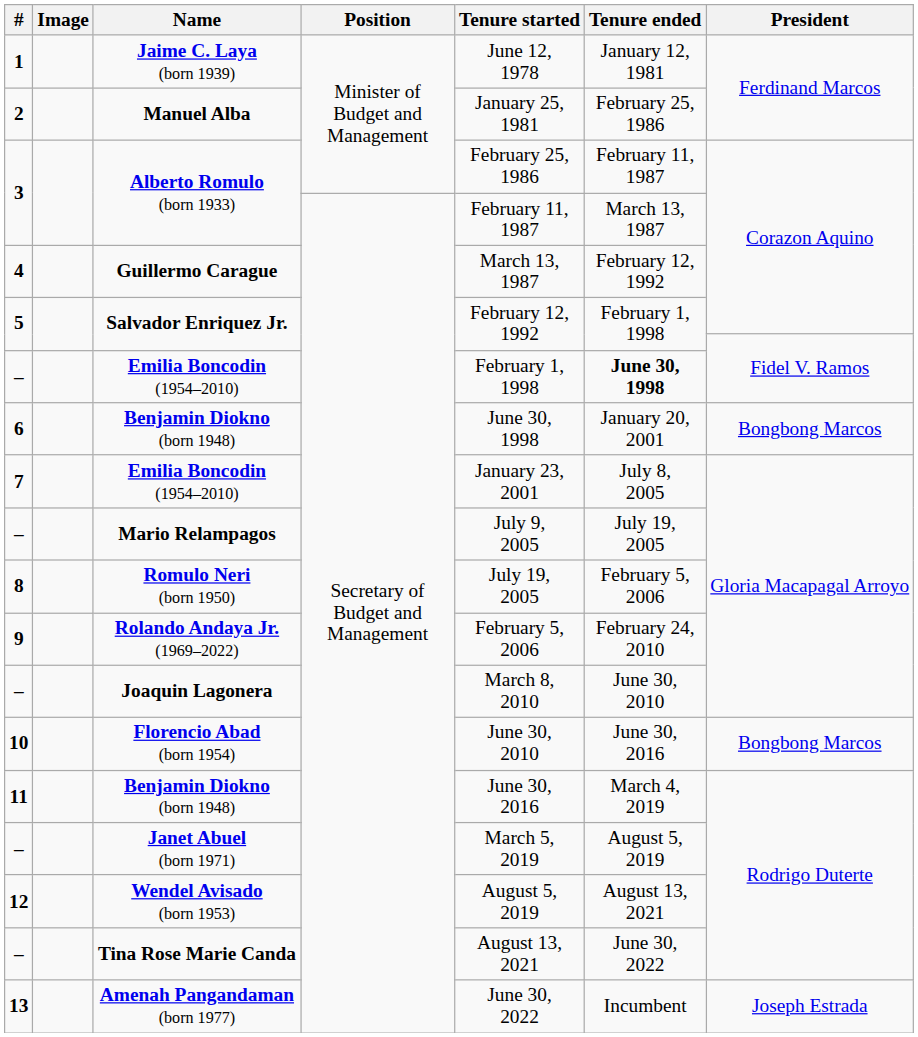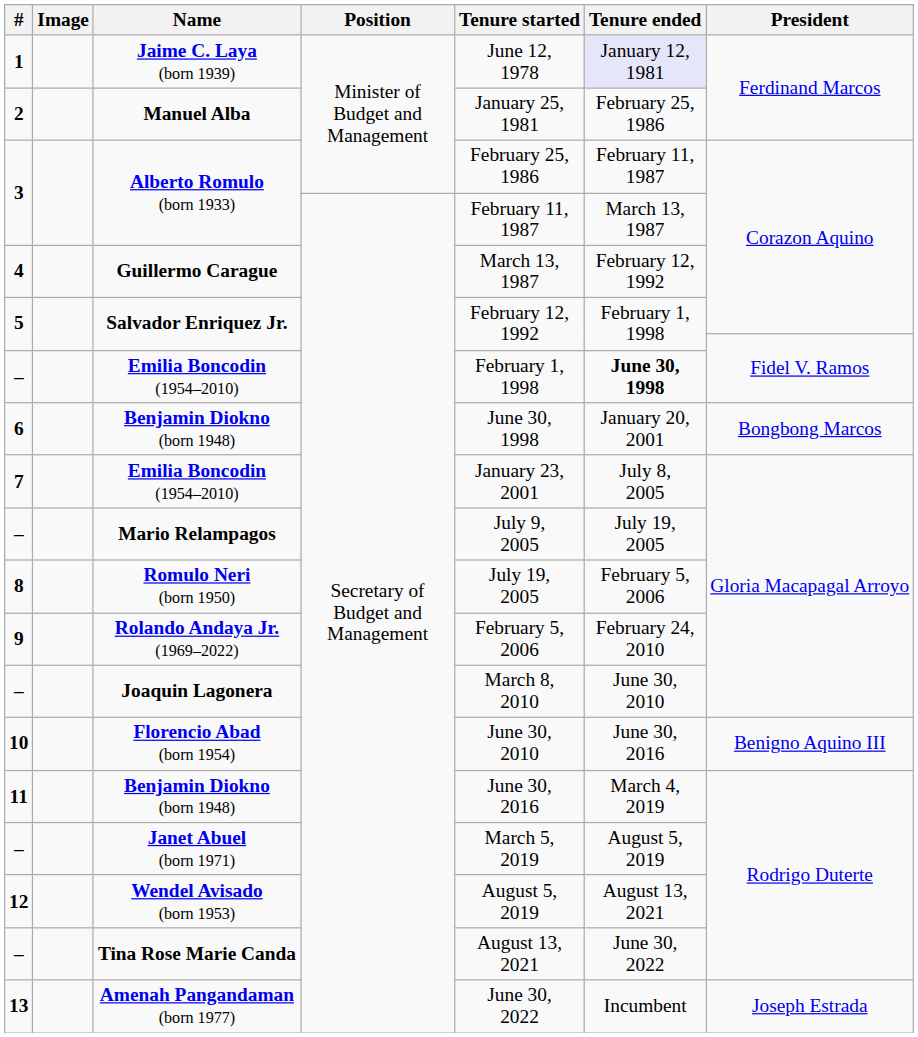(645, 61) no background -> (645, 61) lavender background
(810, 743) Bongbong Marcos -> (810, 743) Benigno Aquino III
